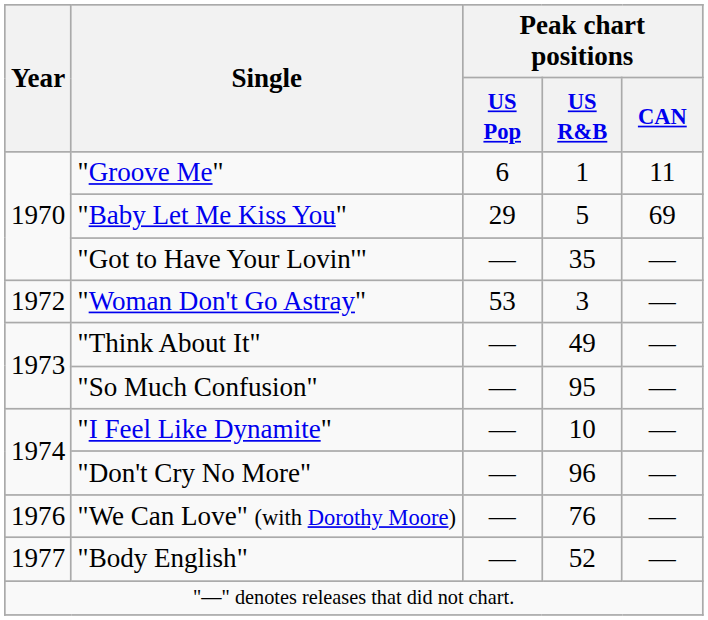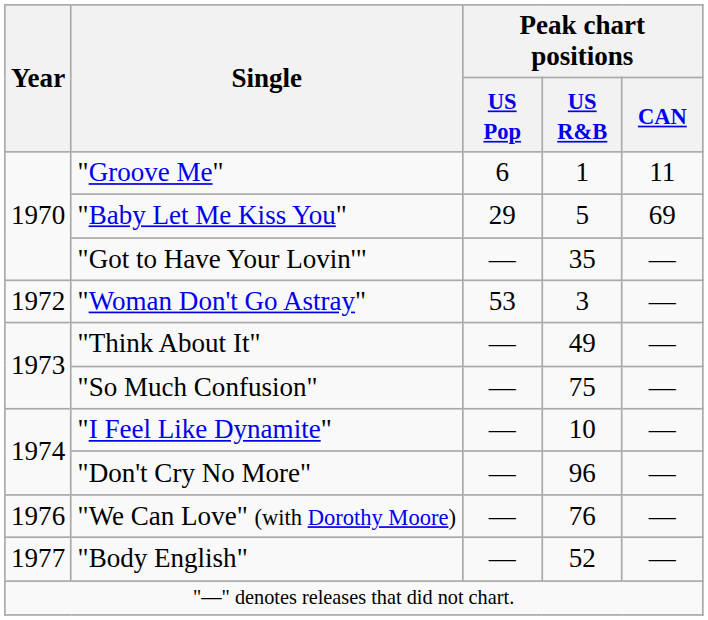(582, 386) 95 -> (582, 386) 75
